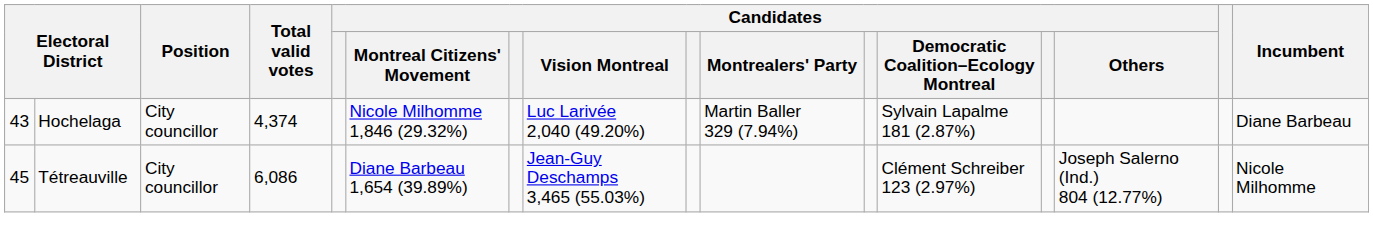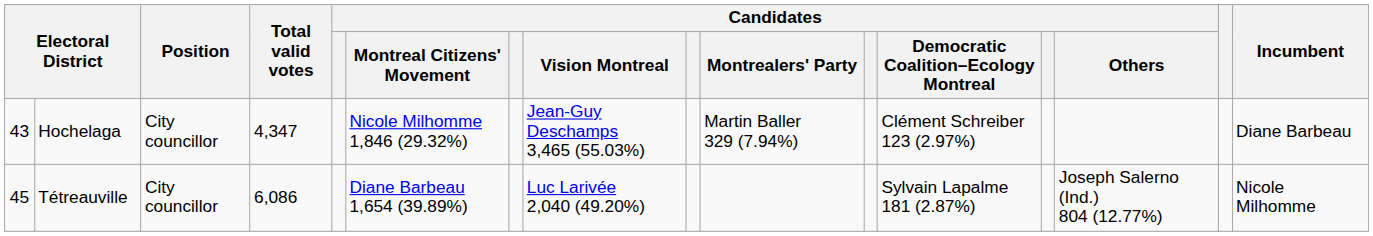(276, 121) 4,374 -> (276, 131) 4,347
(586, 121) Luc Larivée 2,040 (49.20%) -> (586, 131) Jean-Guy Deschamps 3,465 (55.03%)
(945, 121) Sylvain Lapalme 181 (2.87%) -> (953, 131) Clément Schreiber 123 (2.97%)
(586, 178) Jean-Guy Deschamps 3,465 (55.03%) -> (586, 197) Luc Larivée 2,040 (49.20%)
(953, 178) Clément Schreiber 123 (2.97%) -> (945, 197) Sylvain Lapalme 181 (2.87%)
